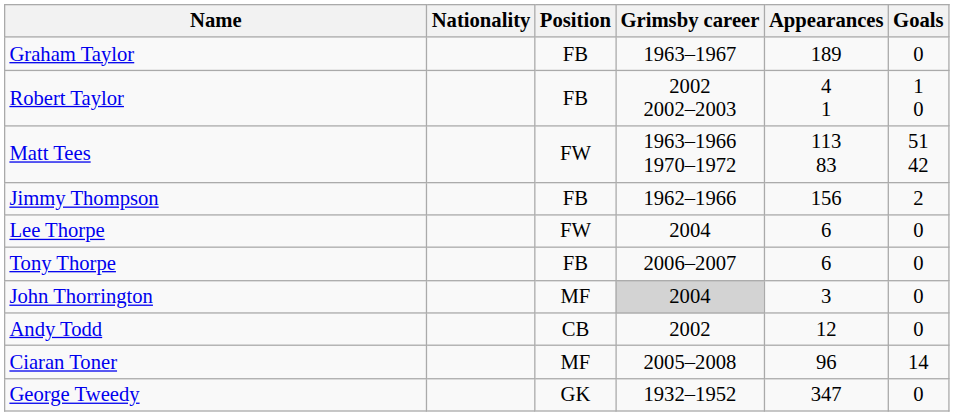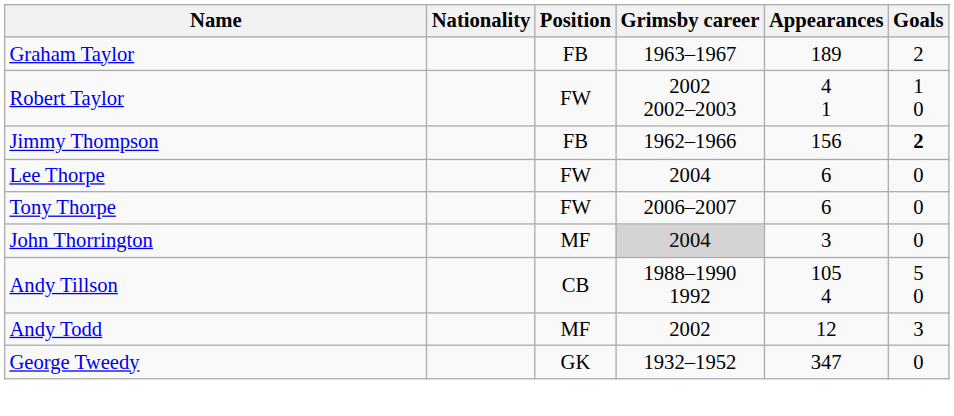(918, 53) 0 -> (918, 53) 2
(575, 97) FB -> (575, 97) FW
- row: (50, 153)
(918, 198) normal -> (918, 142) bold
(575, 263) FB -> (575, 207) FW
+ row: (64, 284)
(575, 329) CB -> (575, 329) MF
(918, 329) 0 -> (918, 329) 3
- row: (63, 361)
